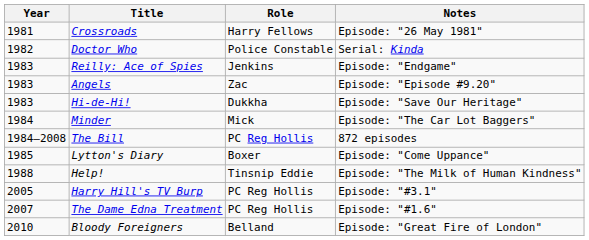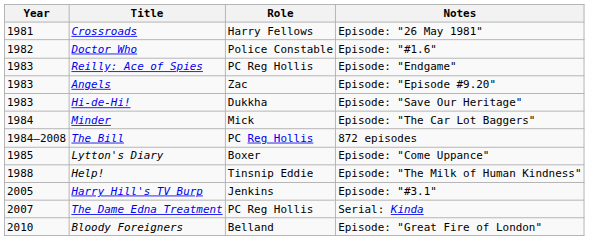(381, 49) Serial: Kinda -> (388, 49) Episode: "#1.6"
(251, 67) Jenkins -> (271, 67) PC Reg Hollis
(271, 191) PC Reg Hollis -> (251, 191) Jenkins
(388, 209) Episode: "#1.6" -> (381, 209) Serial: Kinda
